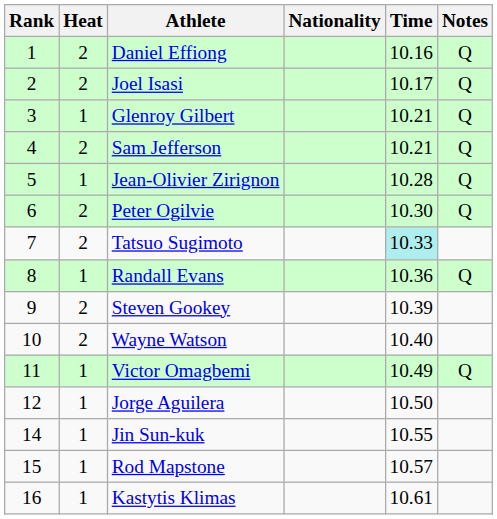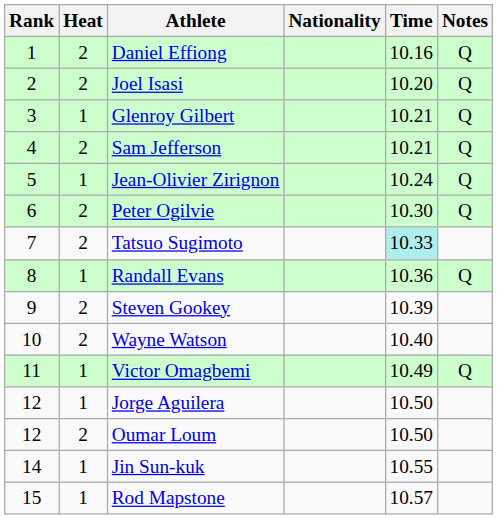(411, 84) 10.17 -> (411, 84) 10.20
(411, 179) 10.28 -> (411, 179) 10.24
+ row: (164, 434)
- row: (174, 498)
